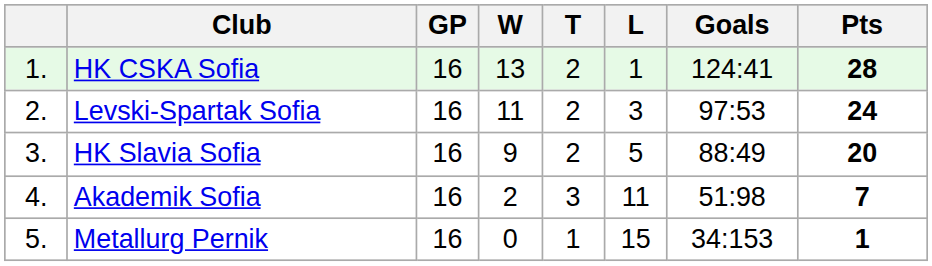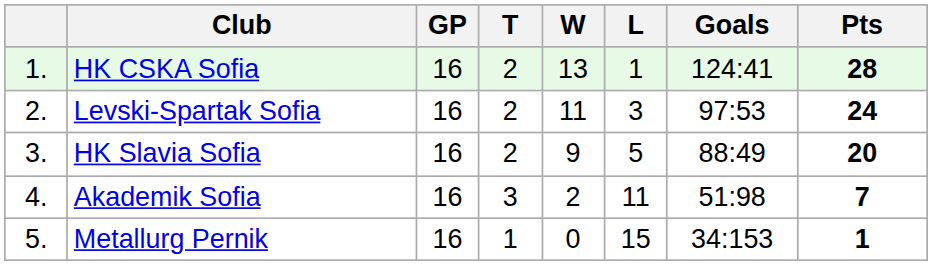columns swapped: (510, 25) <-> (573, 25)
